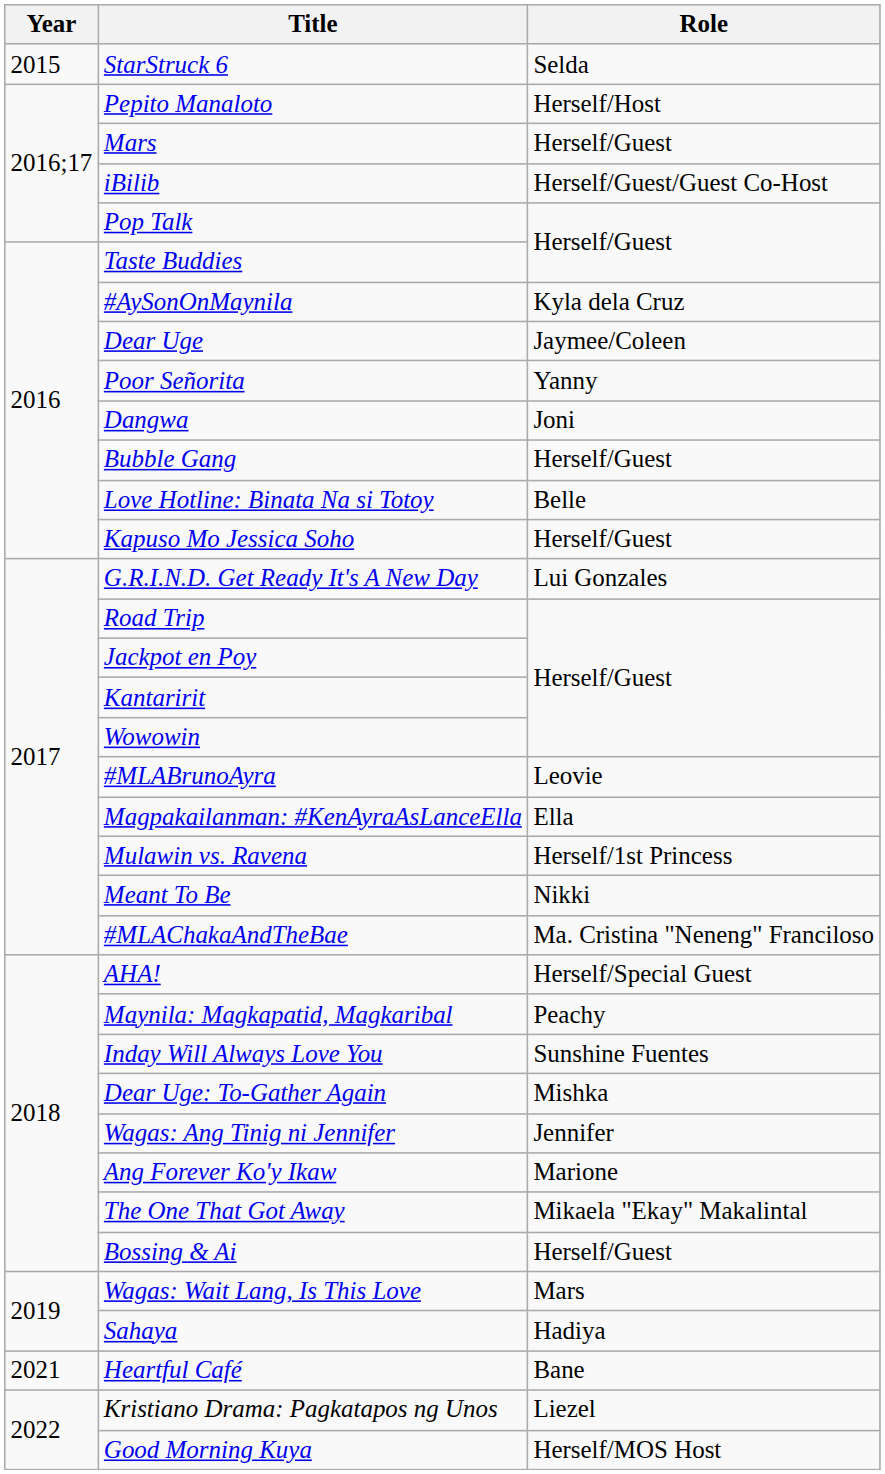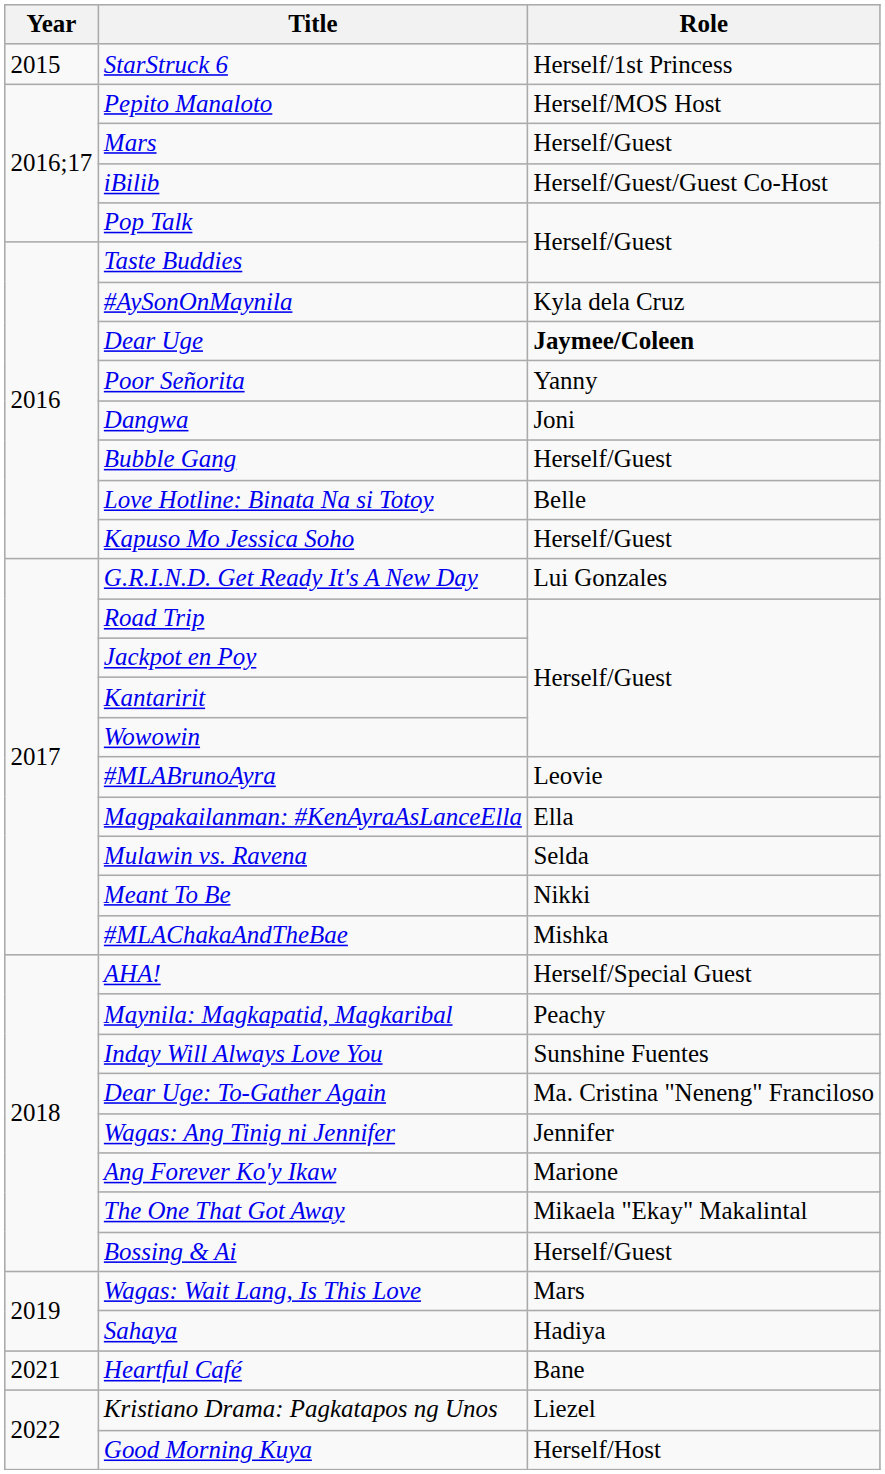(561, 63) Selda -> (633, 63) Herself/1st Princess
(597, 103) Herself/Host -> (627, 103) Herself/MOS Host
(610, 340) normal -> (614, 340) bold
(633, 855) Herself/1st Princess -> (561, 855) Selda
(704, 934) Ma. Cristina "Neneng" Franciloso -> (571, 934) Mishka
(571, 1093) Mishka -> (704, 1093) Ma. Cristina "Neneng" Franciloso
(627, 1449) Herself/MOS Host -> (597, 1449) Herself/Host
